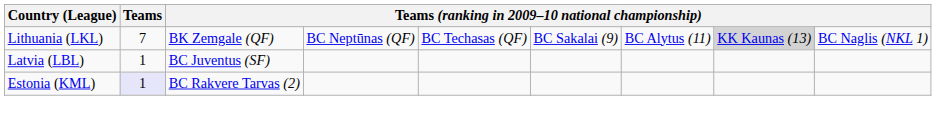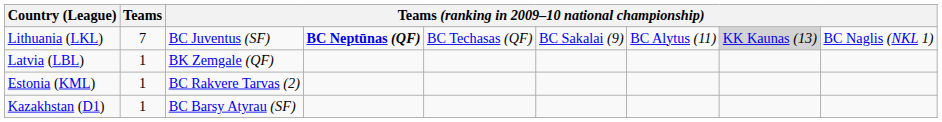(221, 38) BK Zemgale (QF) -> (219, 38) BC Juventus (SF)
(361, 38) normal -> (363, 38) bold
(219, 60) BC Juventus (SF) -> (221, 60) BK Zemgale (QF)
(143, 83) lavender background -> (143, 83) no background
+ row: (56, 106)
